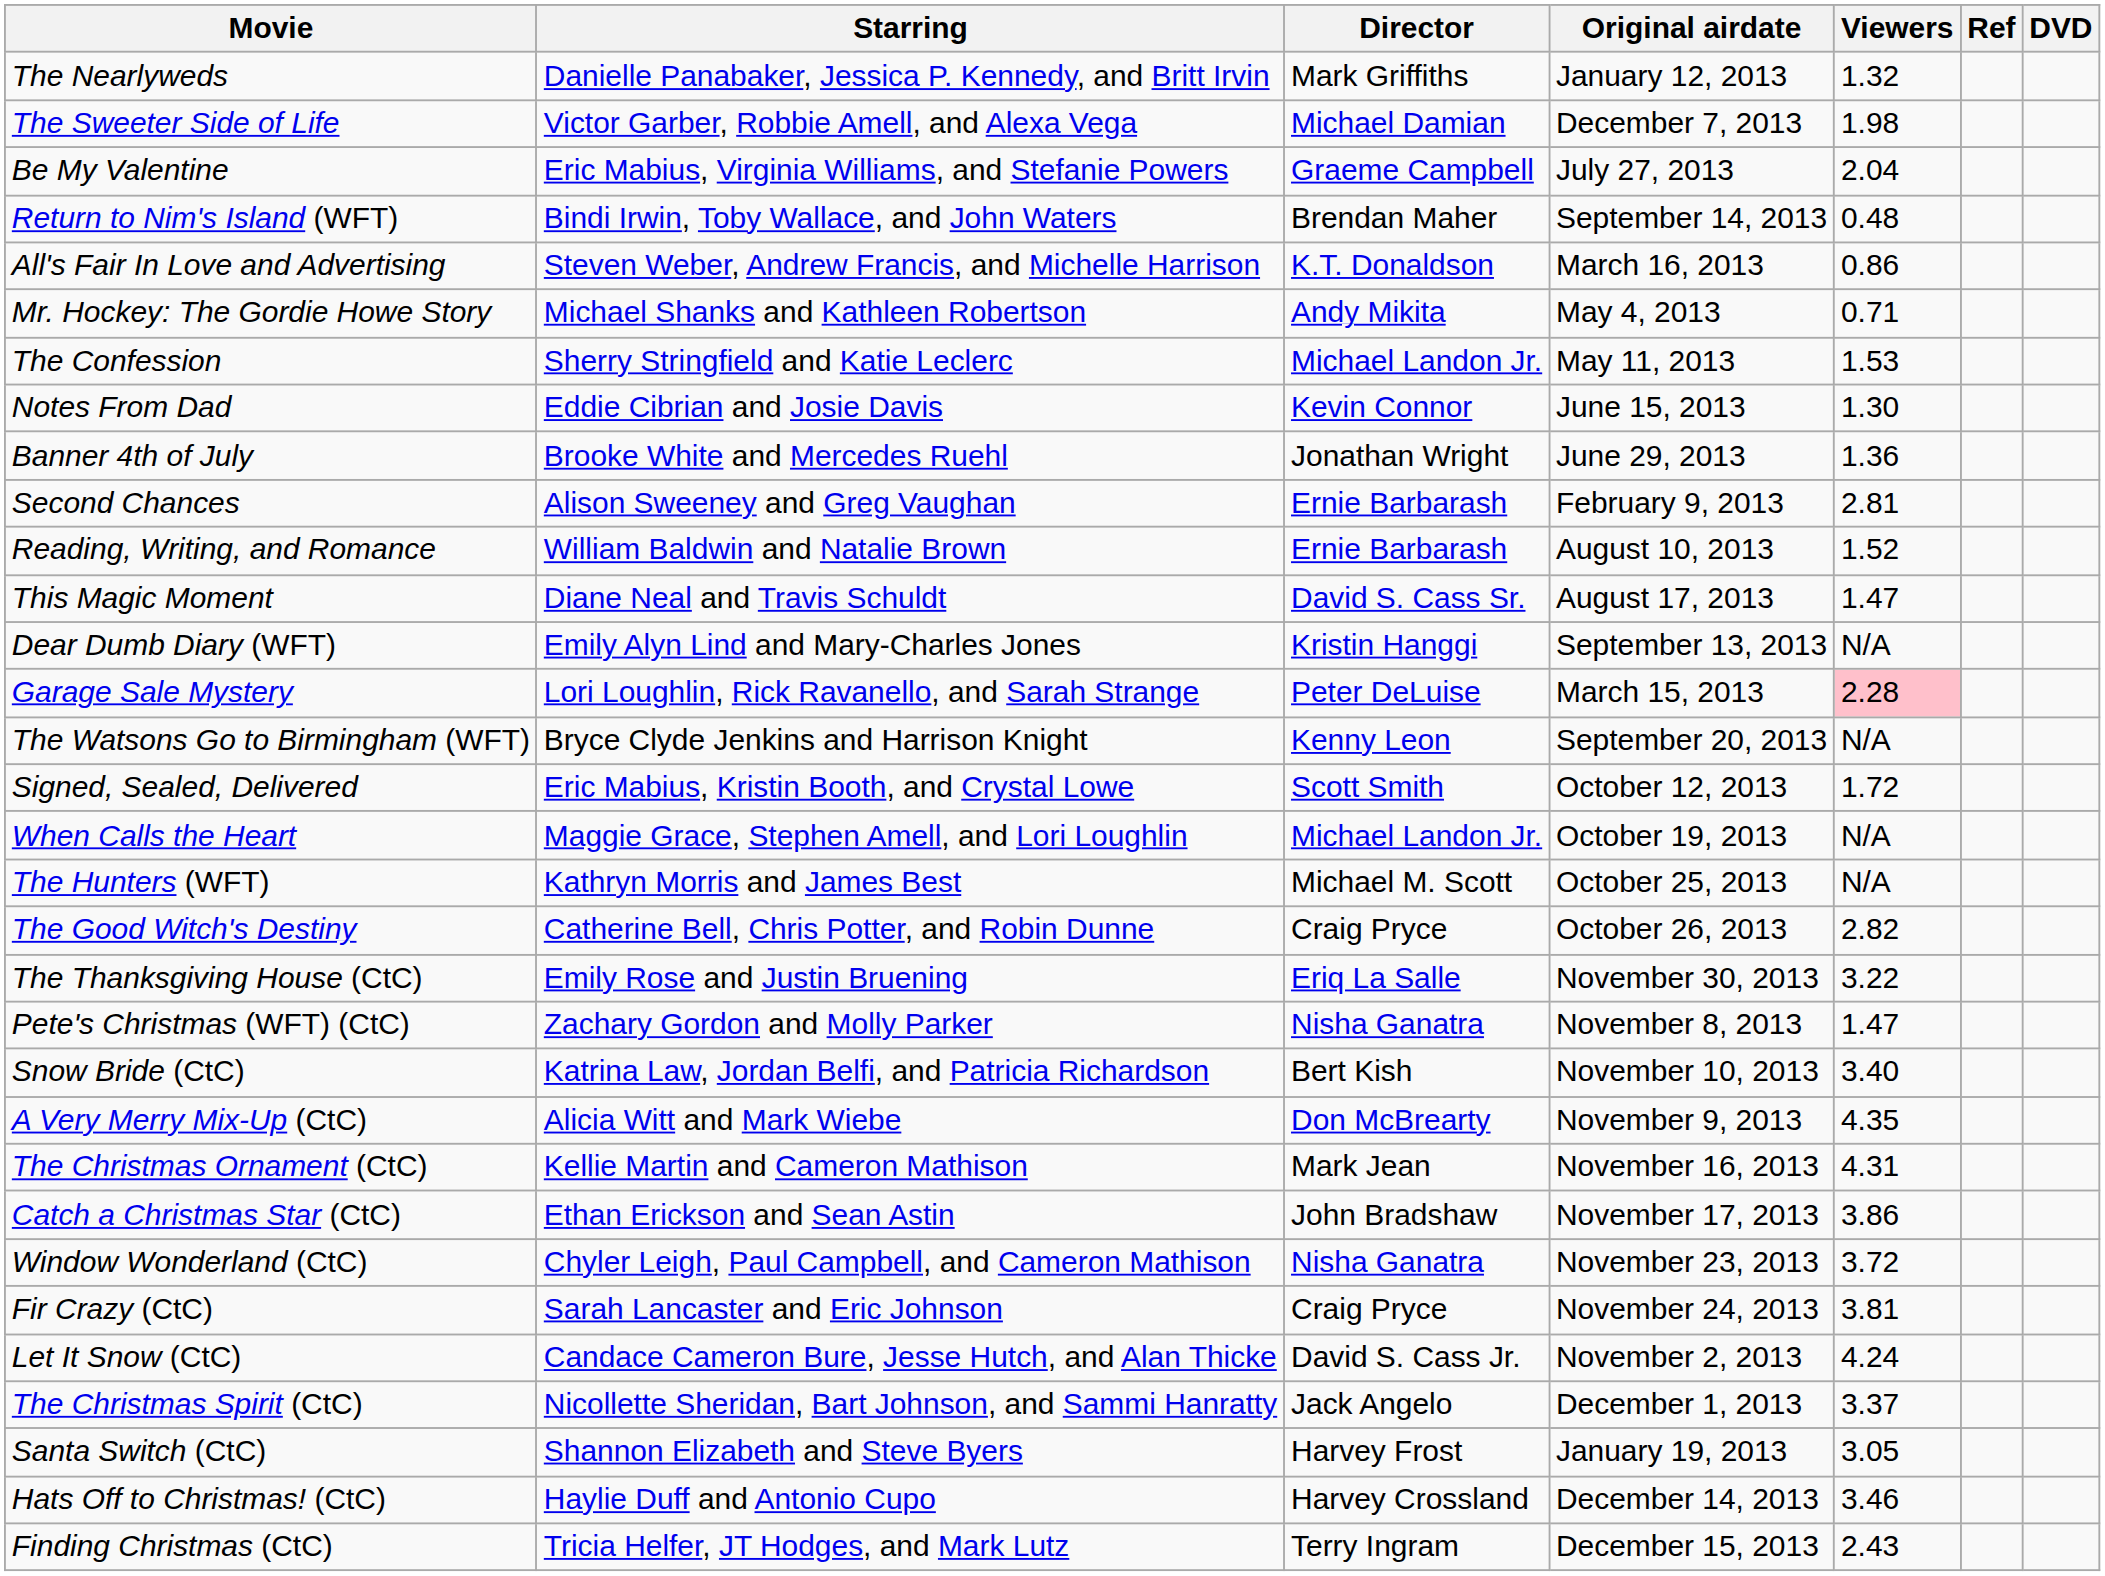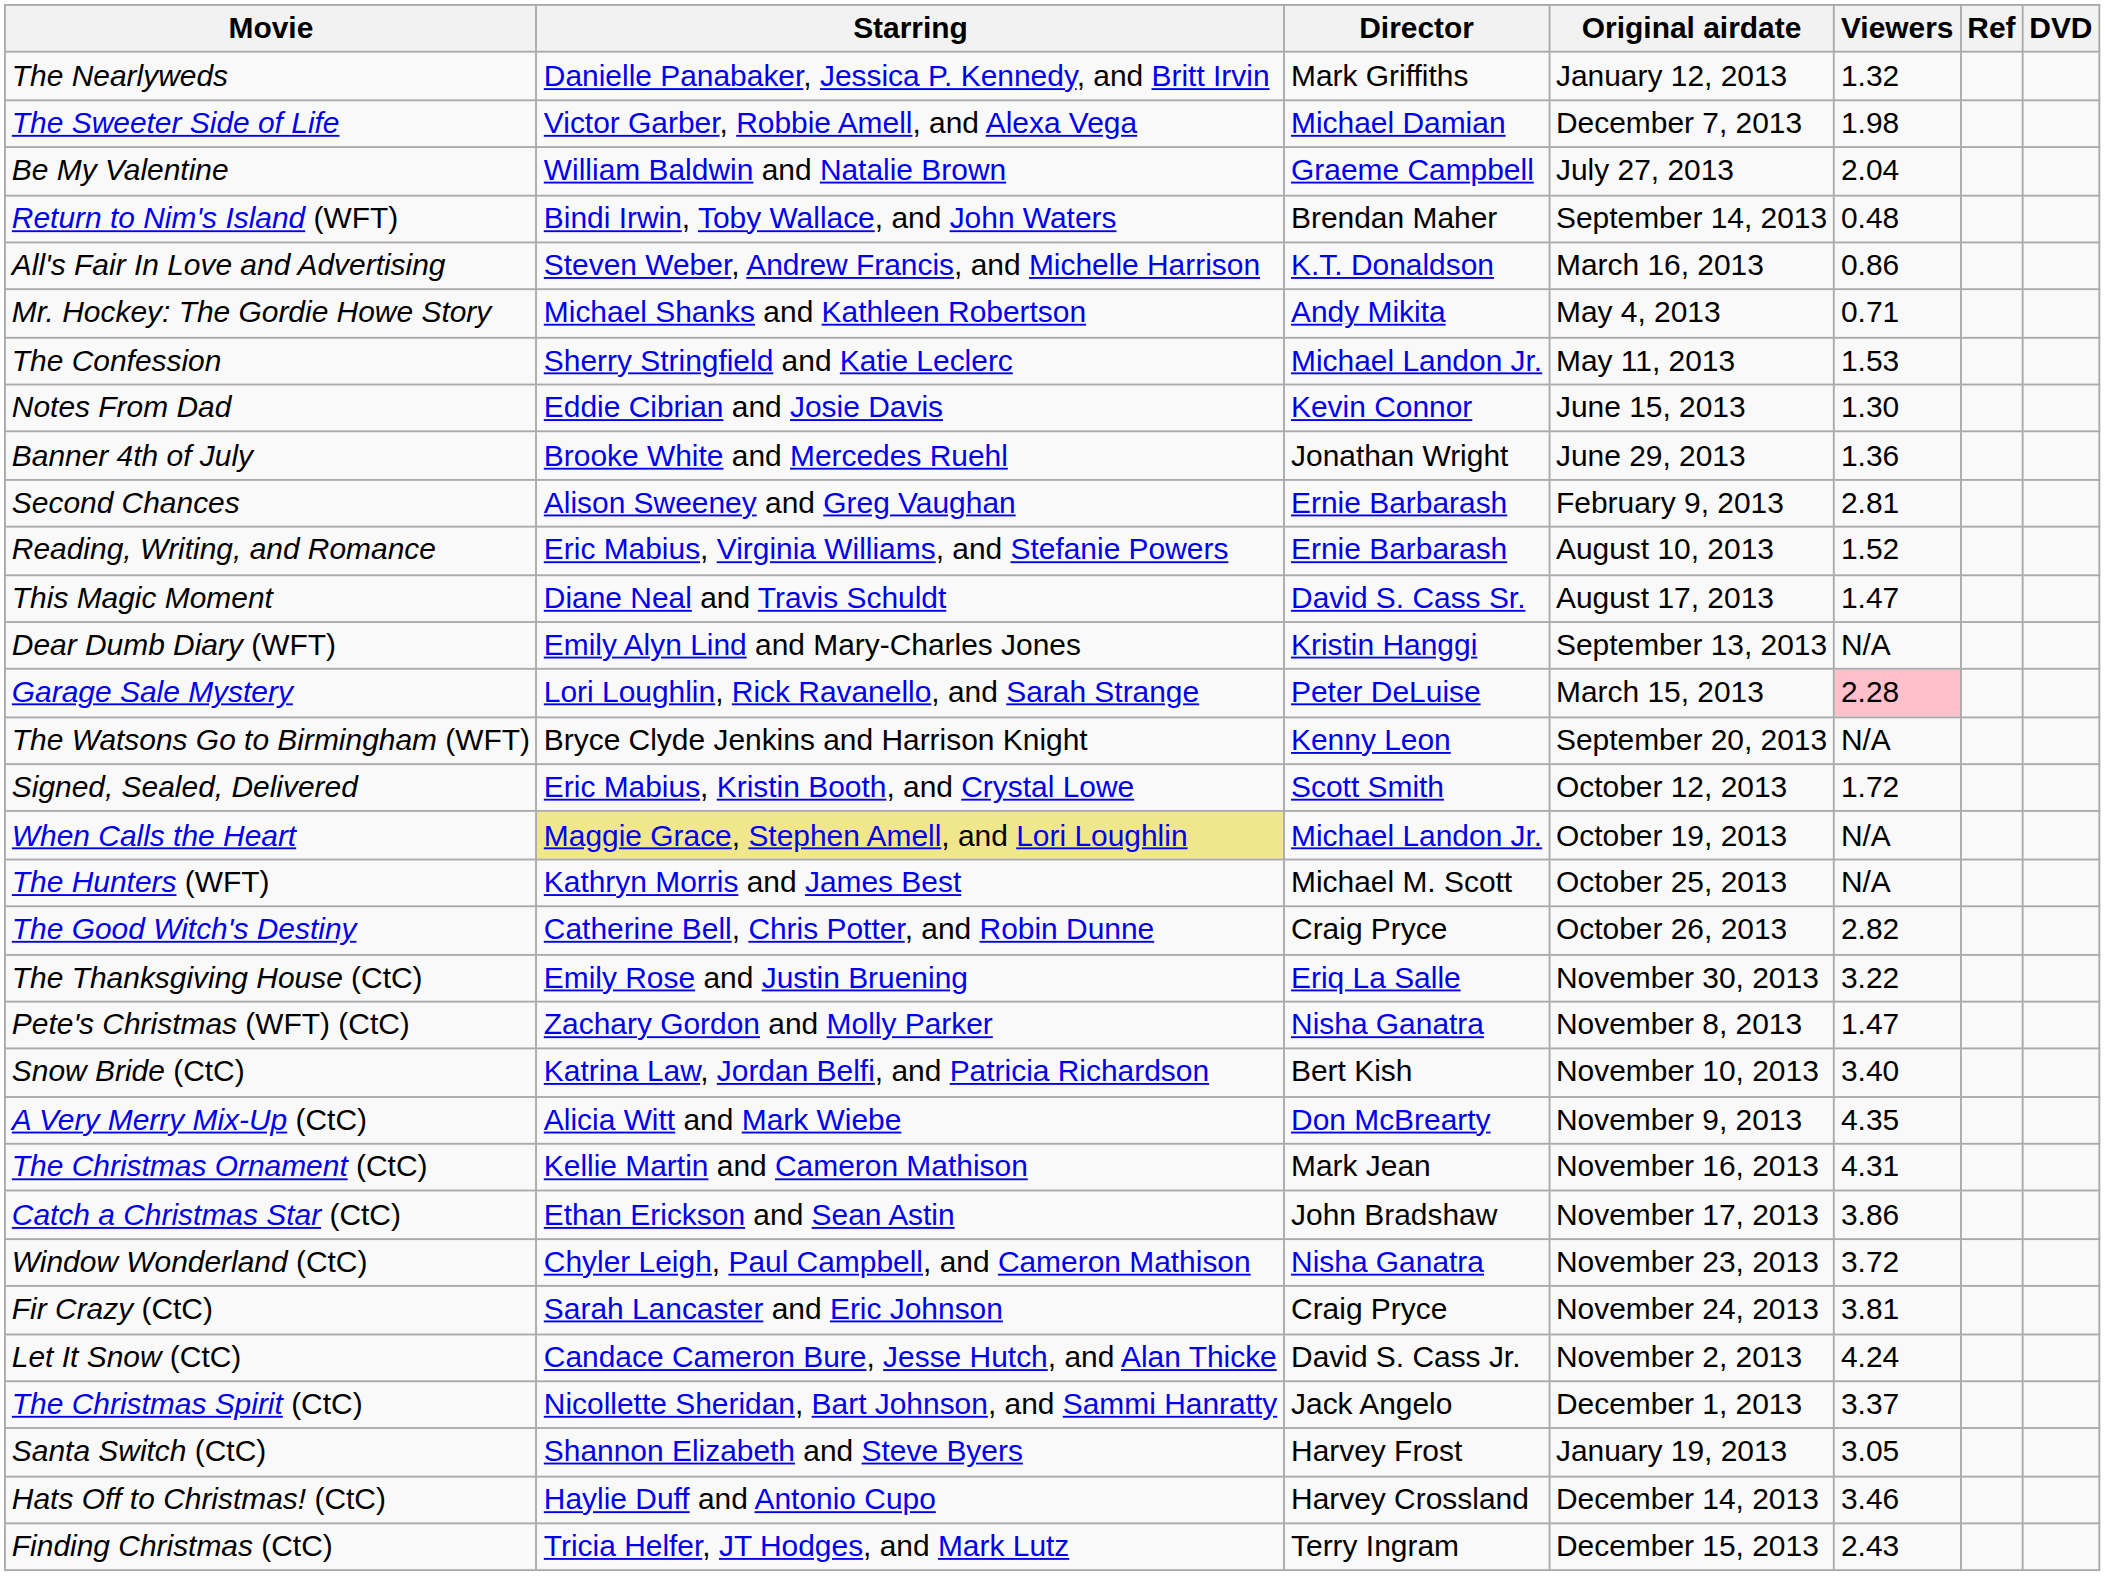(886, 170) Eric Mabius, Virginia Williams, and Stefanie Powers -> (775, 170) William Baldwin and Natalie Brown
(775, 550) William Baldwin and Natalie Brown -> (886, 550) Eric Mabius, Virginia Williams, and Stefanie Powers
(866, 834) no background -> (866, 834) khaki background
